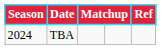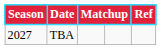(20, 34) 2024 -> (20, 34) 2027
